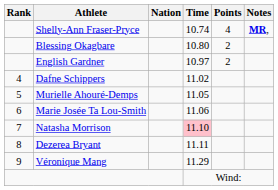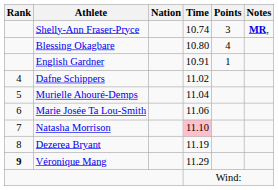(228, 29) 4 -> (228, 29) 3
(228, 45) 2 -> (228, 45) 4
(197, 62) 10.97 -> (197, 62) 10.91
(228, 62) 2 -> (228, 62) 1
(197, 95) 11.05 -> (197, 95) 11.04
(197, 144) 11.11 -> (197, 144) 11.19
(19, 161) normal -> (19, 161) bold
